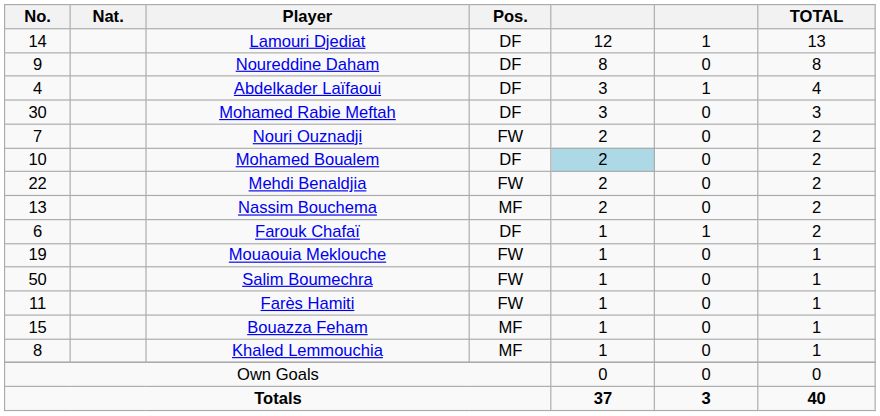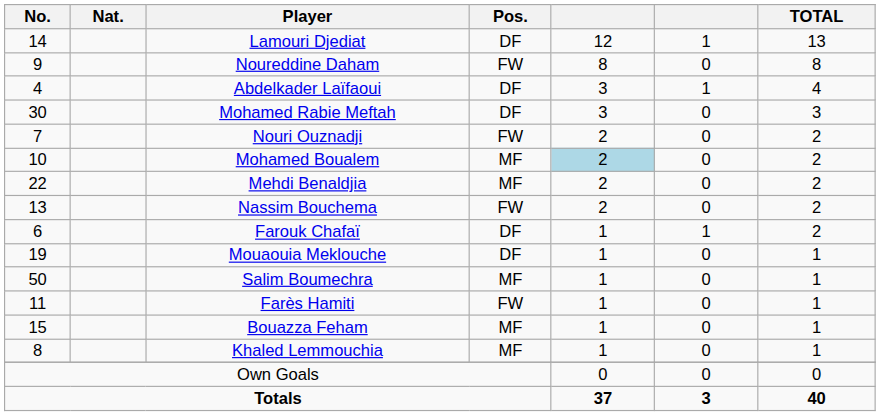(510, 65) DF -> (510, 65) FW
(510, 160) DF -> (510, 160) MF
(510, 184) FW -> (510, 184) MF
(510, 208) MF -> (510, 208) FW
(510, 256) FW -> (510, 256) DF
(510, 279) FW -> (510, 279) MF
